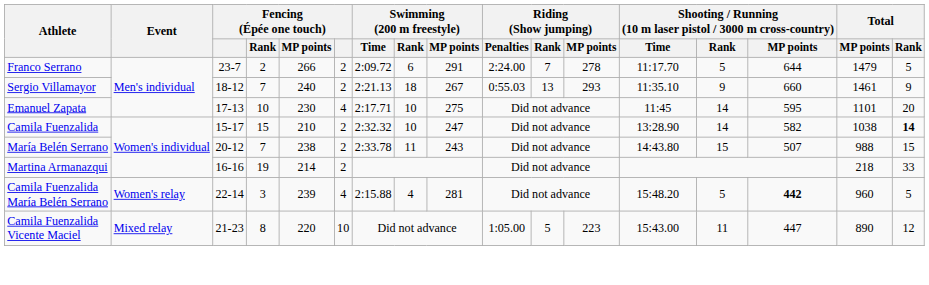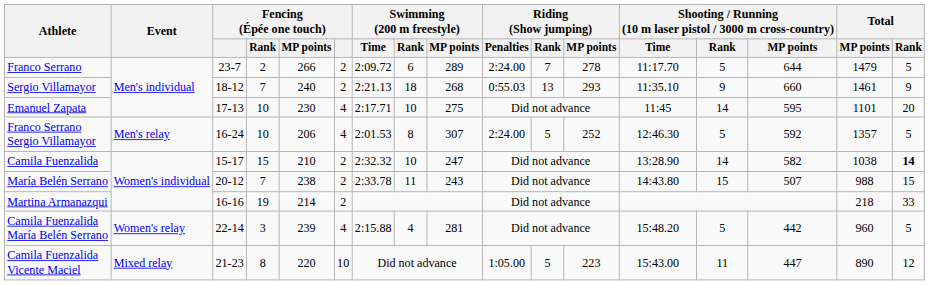(454, 67) 291 -> (454, 67) 289
(454, 87) 267 -> (454, 87) 268
+ row: (51, 134)
(792, 194) bold -> (792, 229) normal
